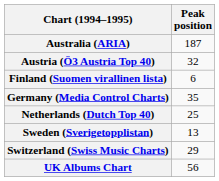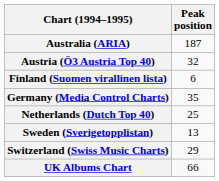(193, 168) 56 -> (193, 168) 66
